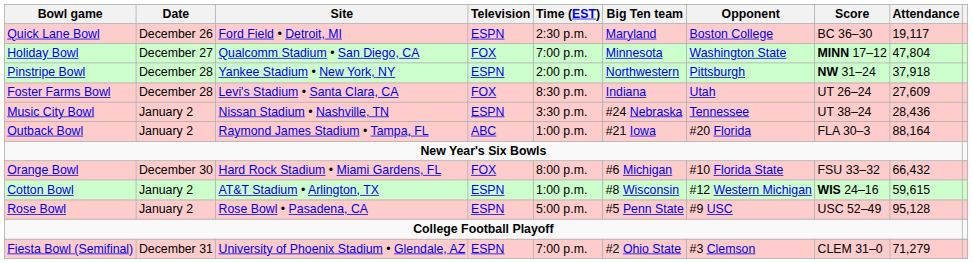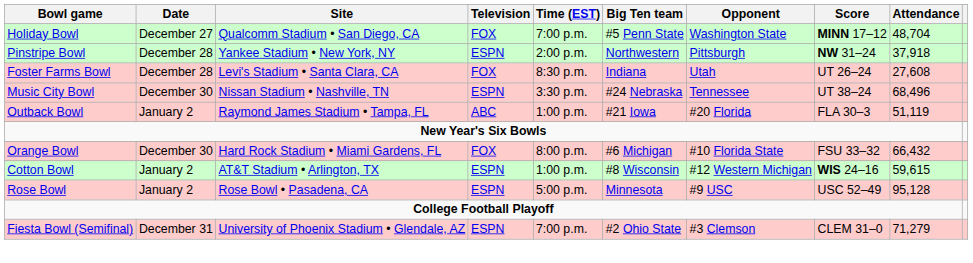- row: (53, 33)
(634, 53) Minnesota -> (645, 33) #5 Penn State
(911, 53) 47,804 -> (911, 33) 48,704
(911, 92) 27,609 -> (911, 72) 27,608
(166, 111) January 2 -> (176, 92) December 30
(911, 111) 28,436 -> (911, 92) 68,496
(911, 131) 88,164 -> (911, 111) 51,119
(645, 209) #5 Penn State -> (634, 190) Minnesota
